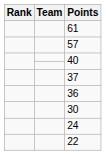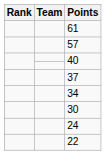- row: (19, 94)
+ row: (19, 94)
